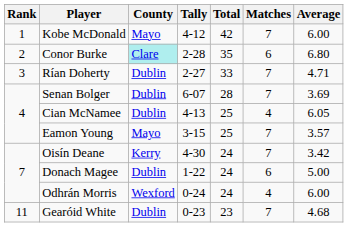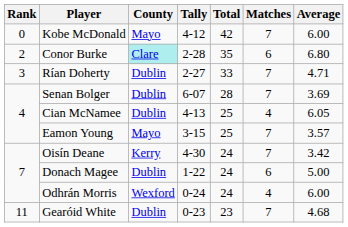(22, 34) 1 -> (22, 34) 0
